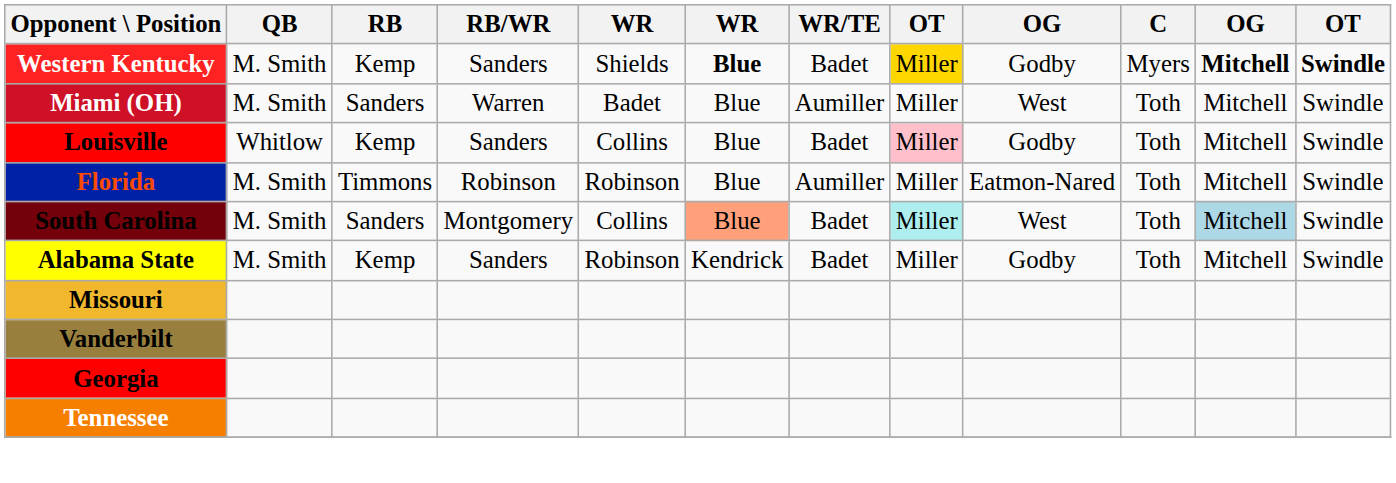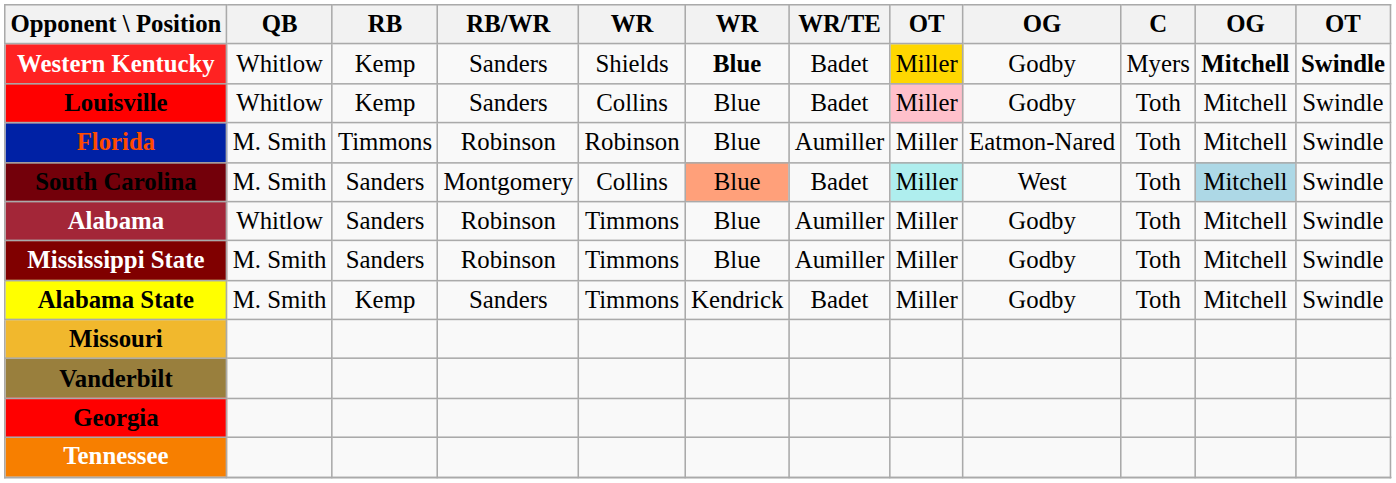(280, 63) M. Smith -> (280, 63) Whitlow
- row: (116, 102)
+ row: (116, 220)
+ row: (116, 260)
(632, 260) Robinson -> (632, 299) Timmons
